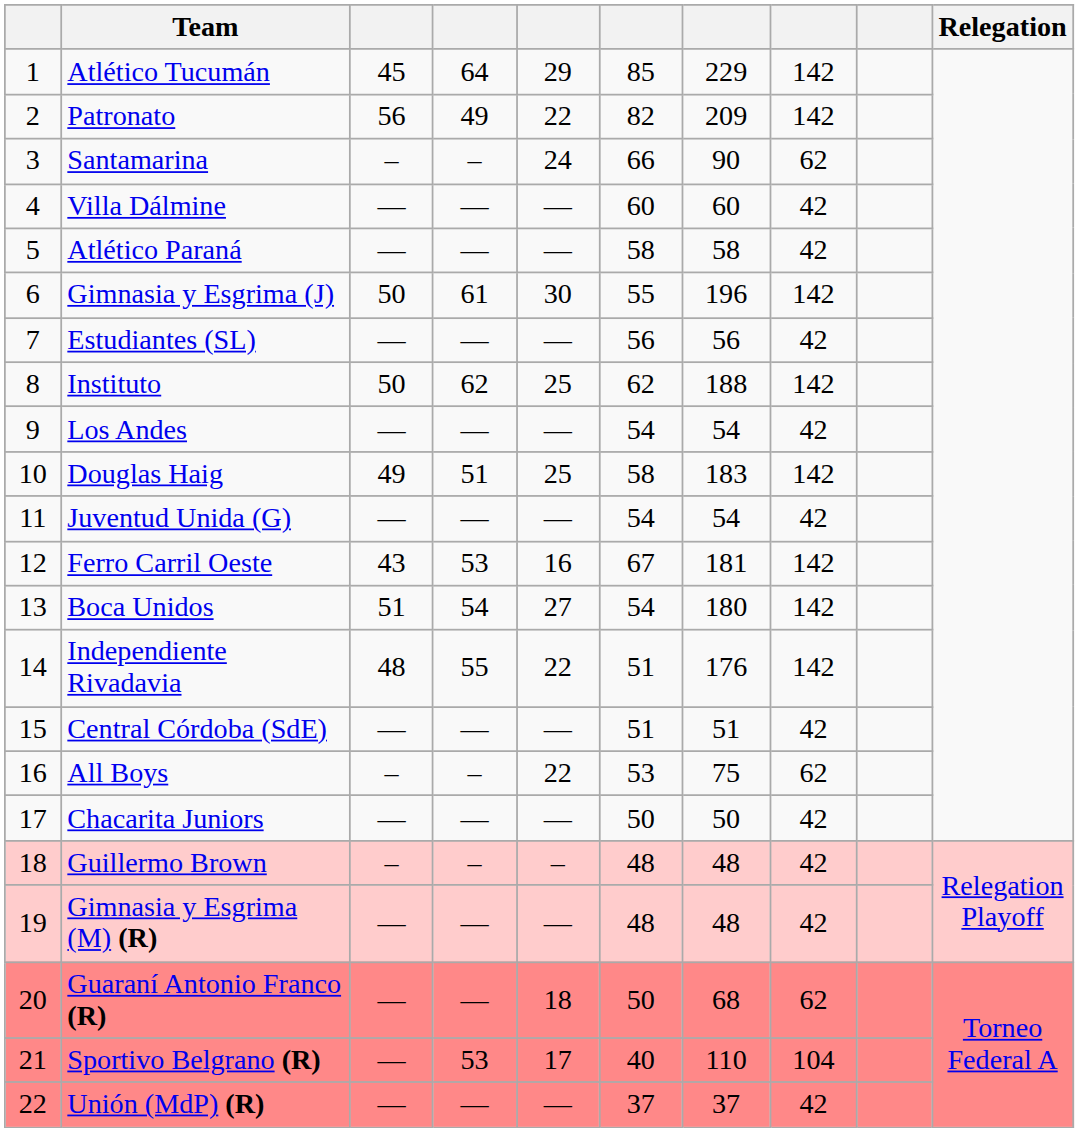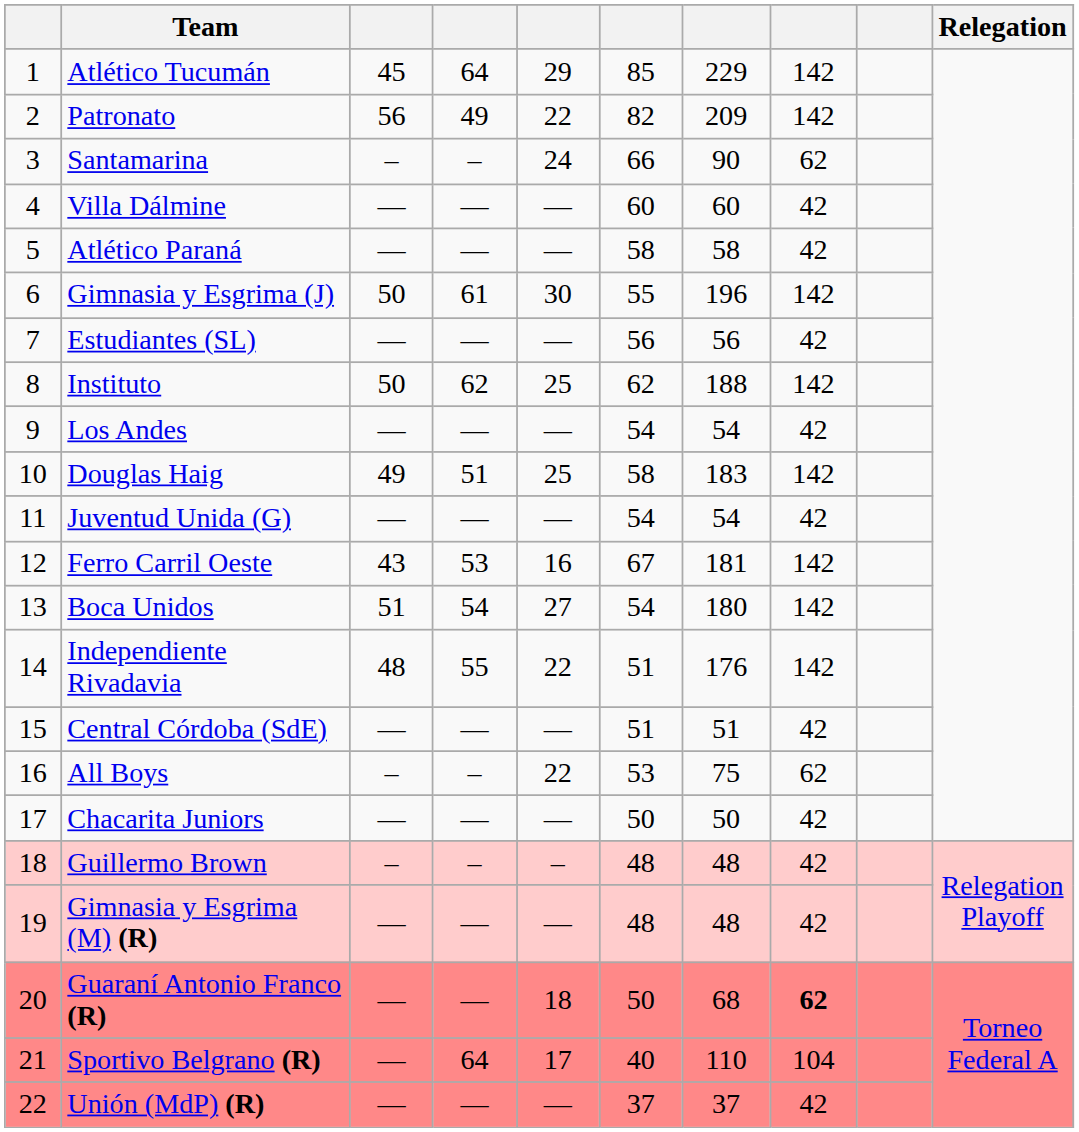(813, 999) normal -> (813, 999) bold
(475, 1059) 53 -> (475, 1059) 64
